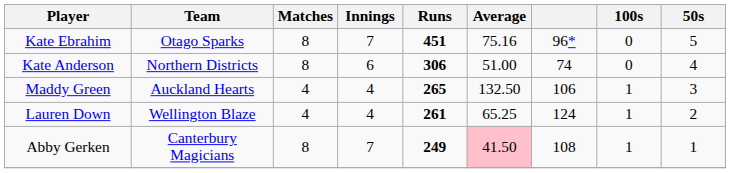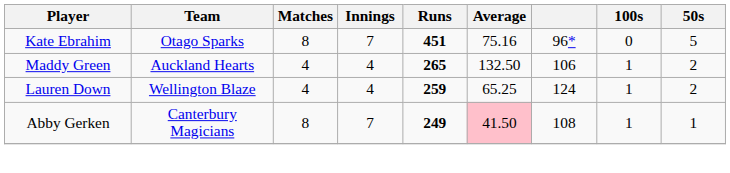- row: (68, 65)
(693, 89) 3 -> (693, 65) 2
(435, 114) 261 -> (435, 89) 259
